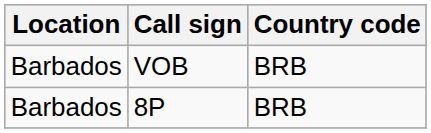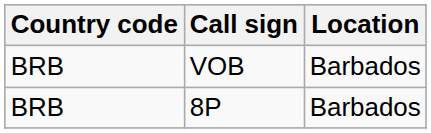columns swapped: (337, 25) <-> (66, 25)
